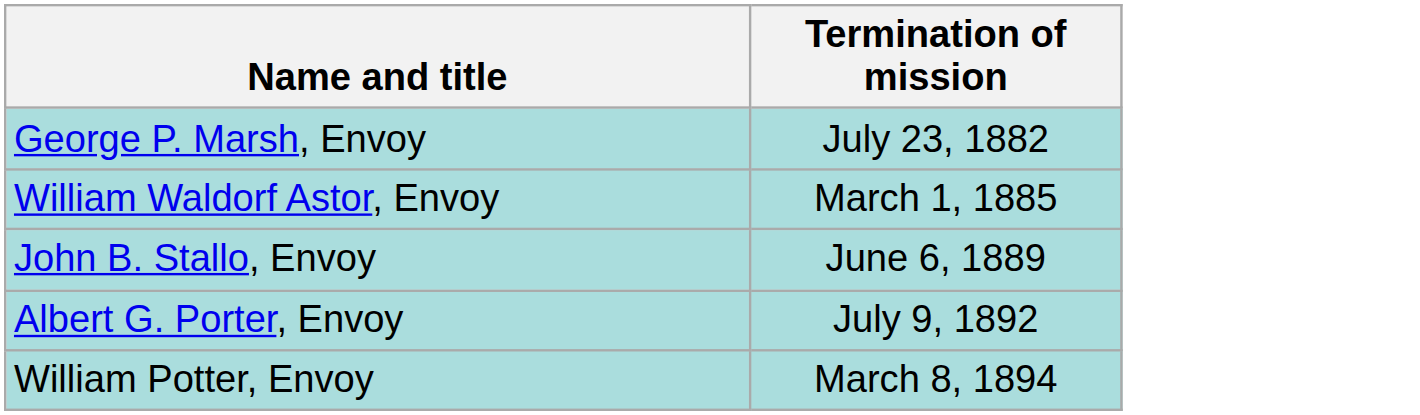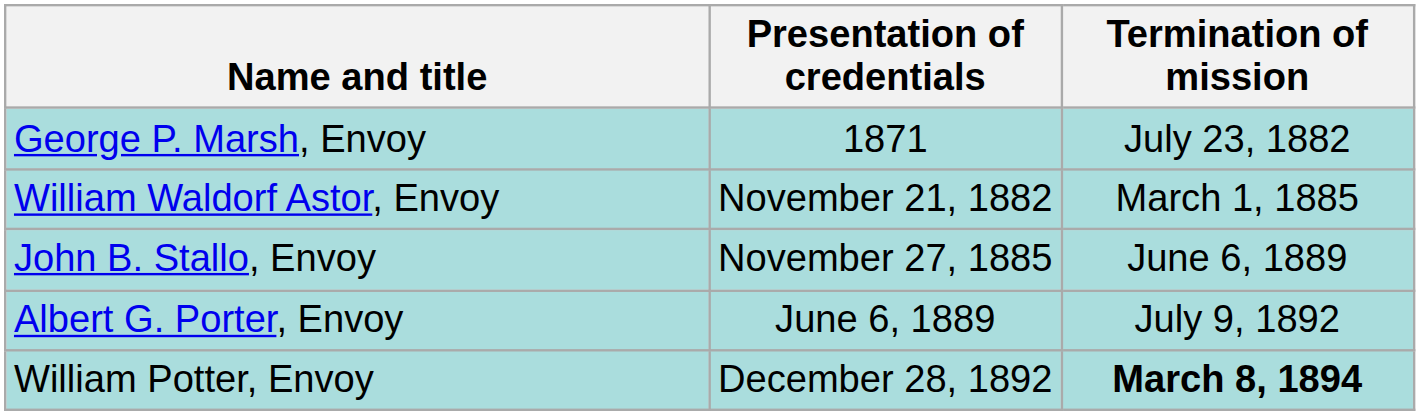+ column: (885, 56)
(936, 379) normal -> (1237, 379) bold
